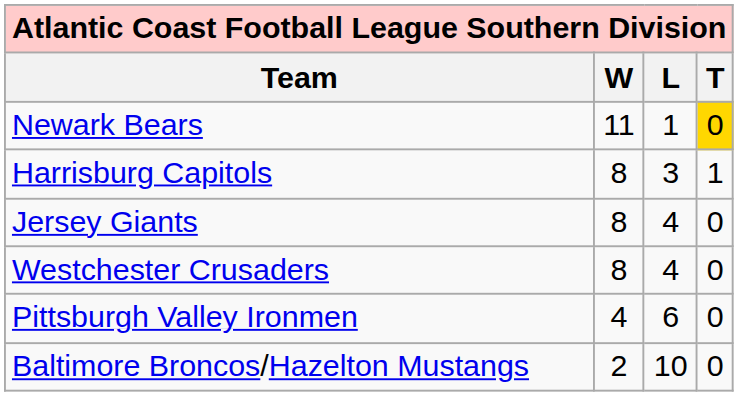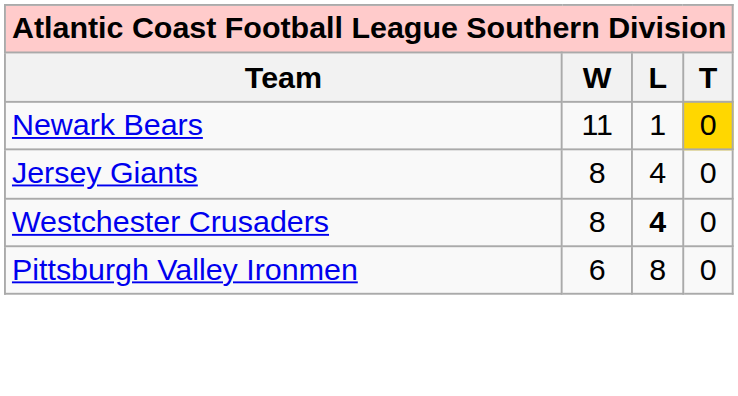- row: (142, 173)
(671, 269) normal -> (658, 221) bold
(619, 317) 4 -> (597, 269) 6
(671, 317) 6 -> (658, 269) 8
- row: (270, 366)
